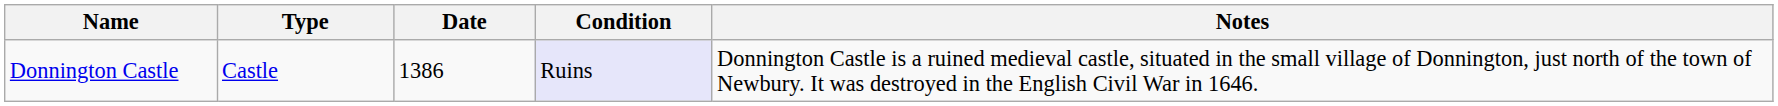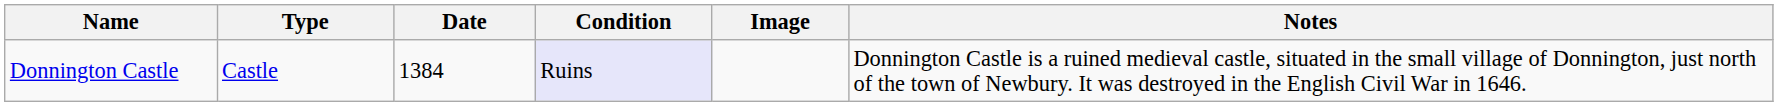+ column: (780, 22)
(421, 70) 1386 -> (421, 70) 1384
